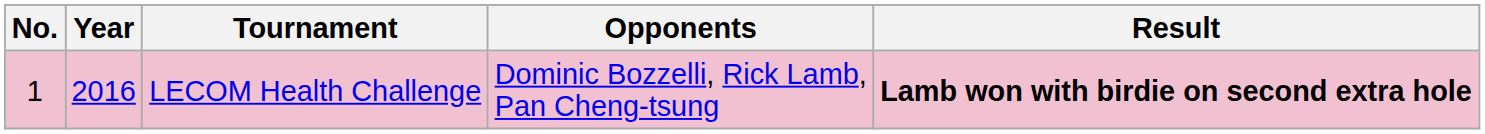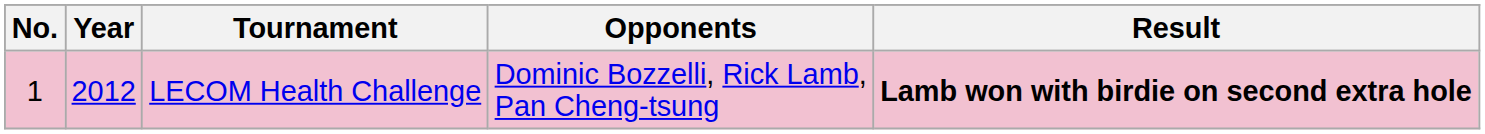(104, 90) 2016 -> (104, 90) 2012
